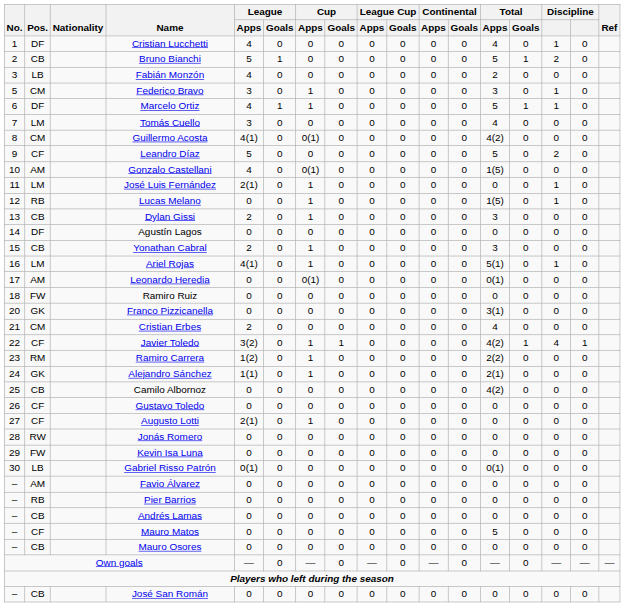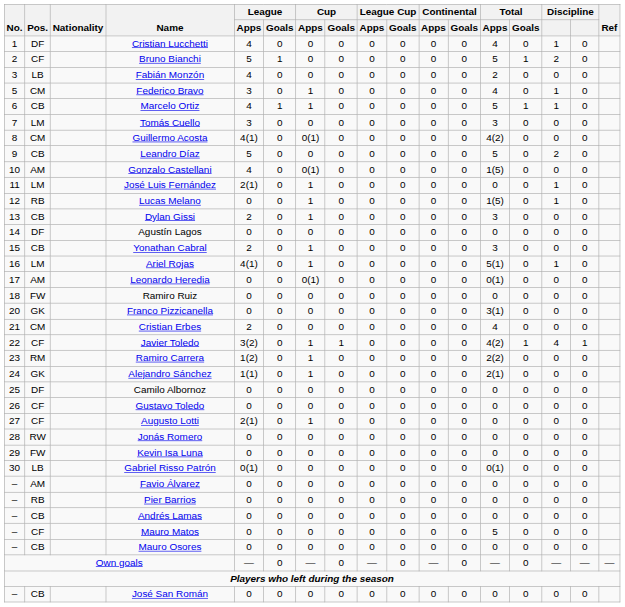(38, 59) CB -> (38, 59) CF
(495, 91) 3 -> (495, 91) 4
(38, 106) DF -> (38, 106) CB
(495, 122) 4 -> (495, 122) 3
(38, 153) CF -> (38, 153) CB
(38, 389) CB -> (38, 389) DF
(495, 389) 4(2) -> (495, 389) 0
